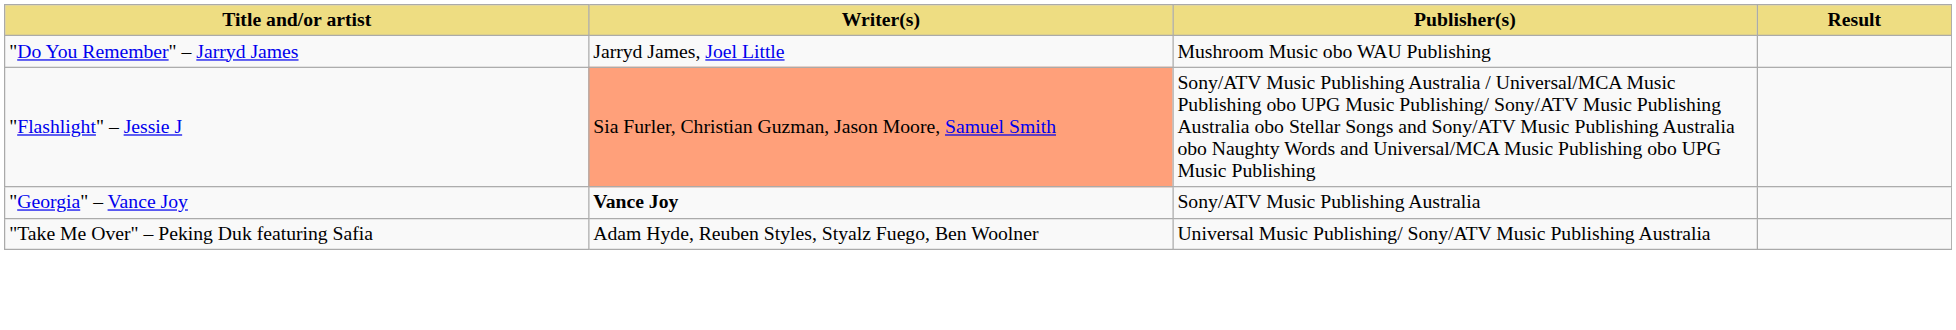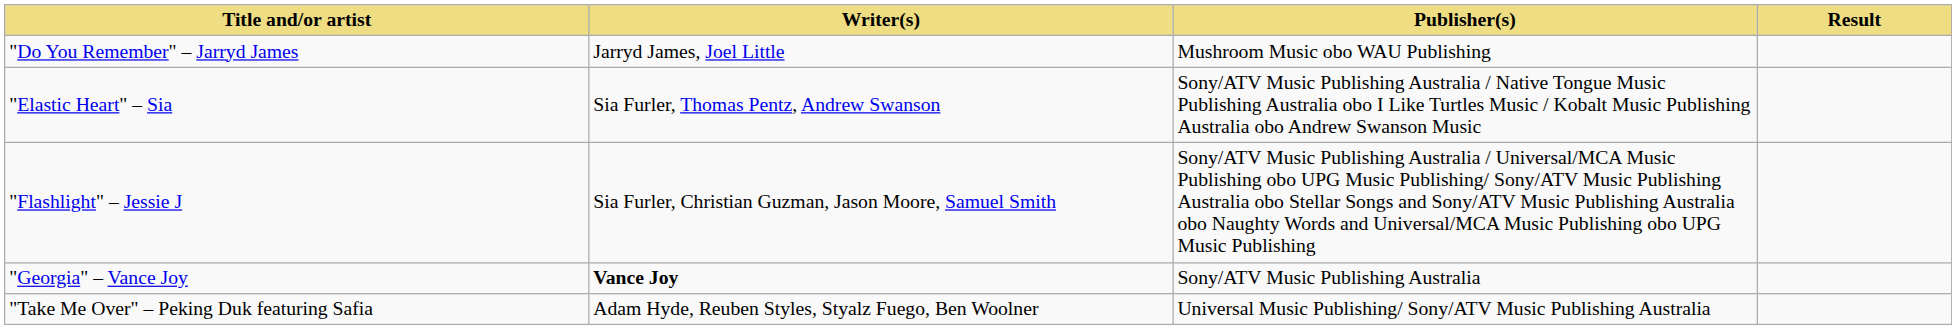+ row: (91, 104)
(825, 126) lightsalmon background -> (825, 202) no background
